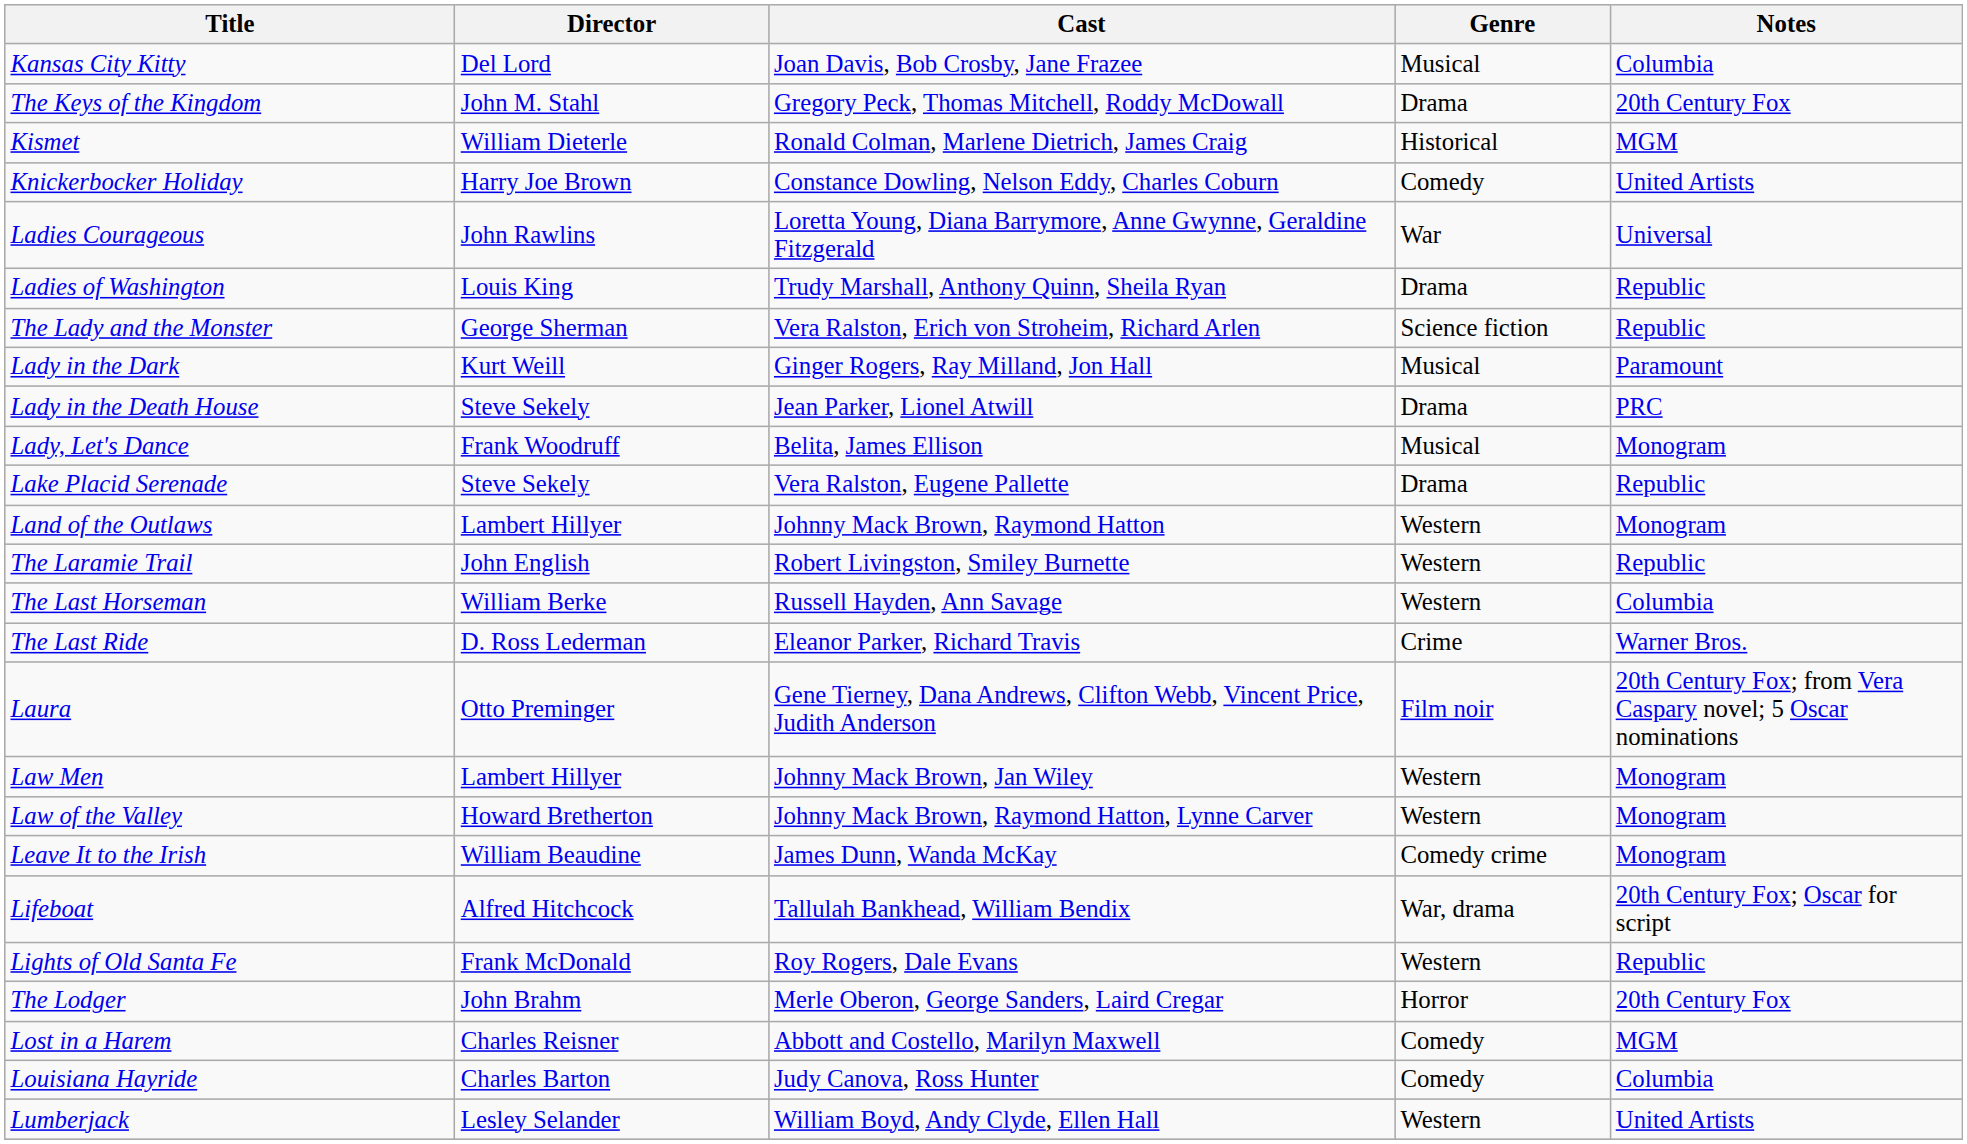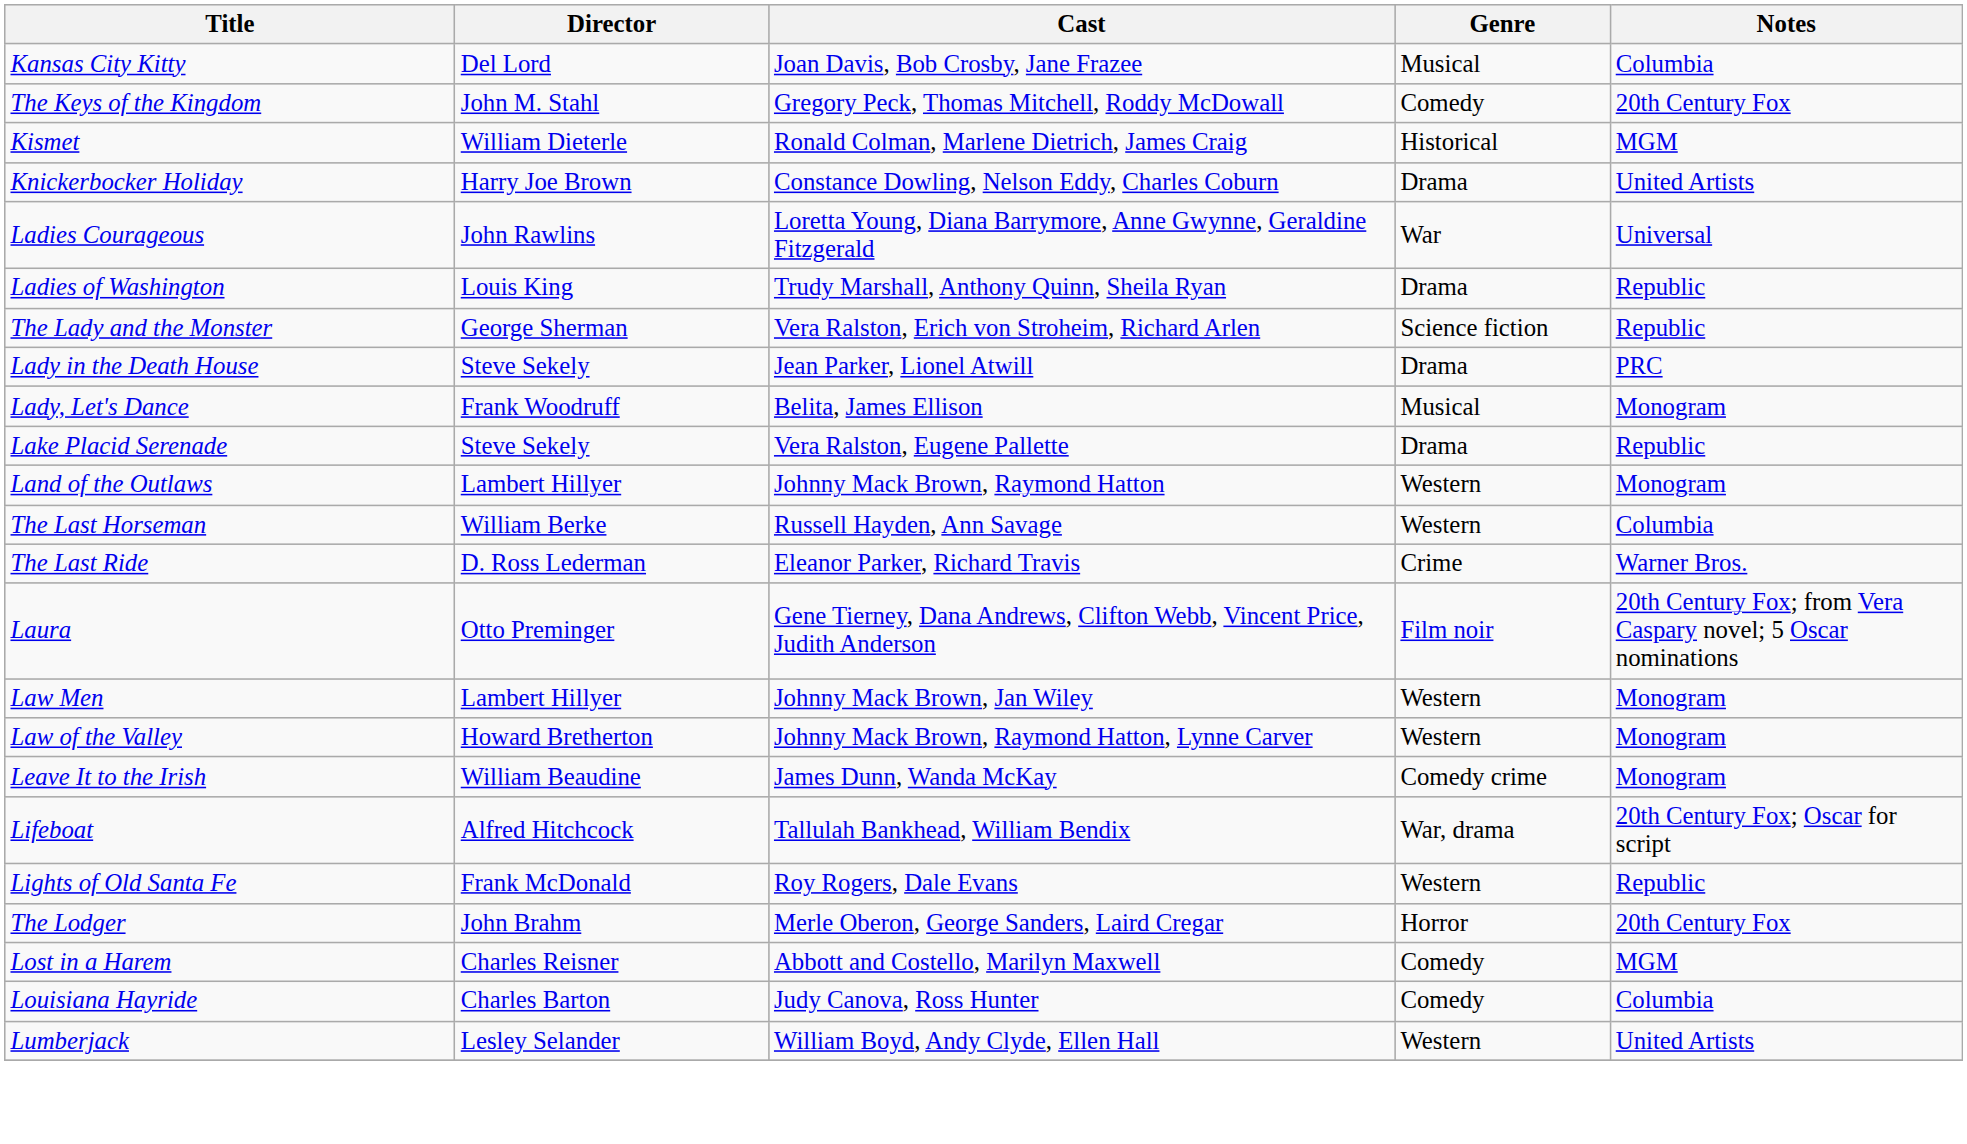(1434, 102) Drama -> (1442, 102) Comedy
(1442, 181) Comedy -> (1434, 181) Drama
- row: (95, 366)
- row: (101, 563)
